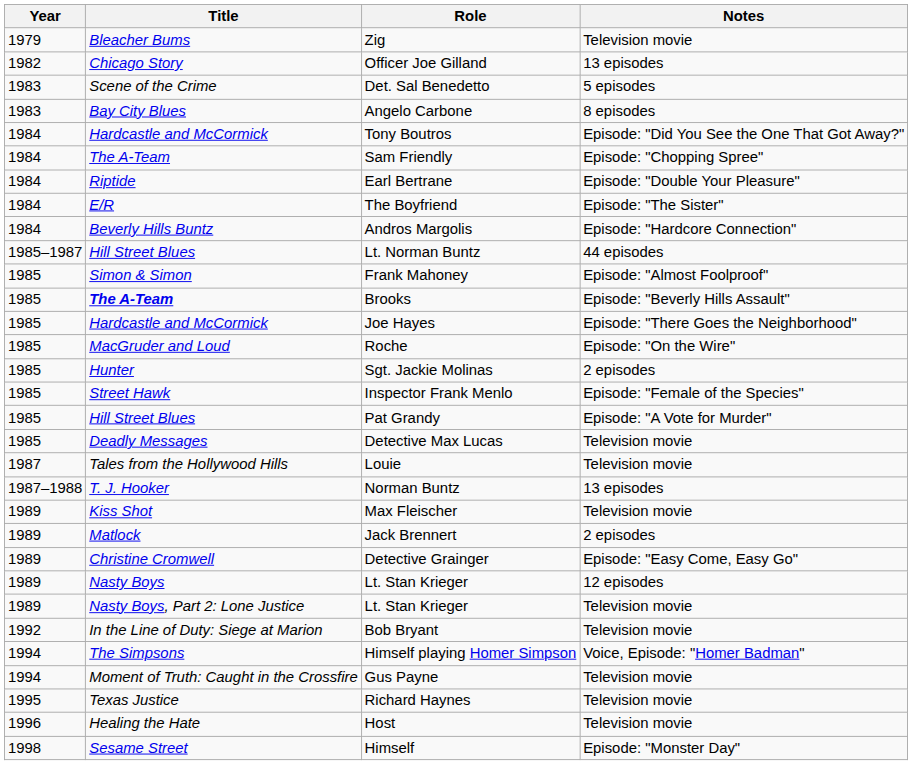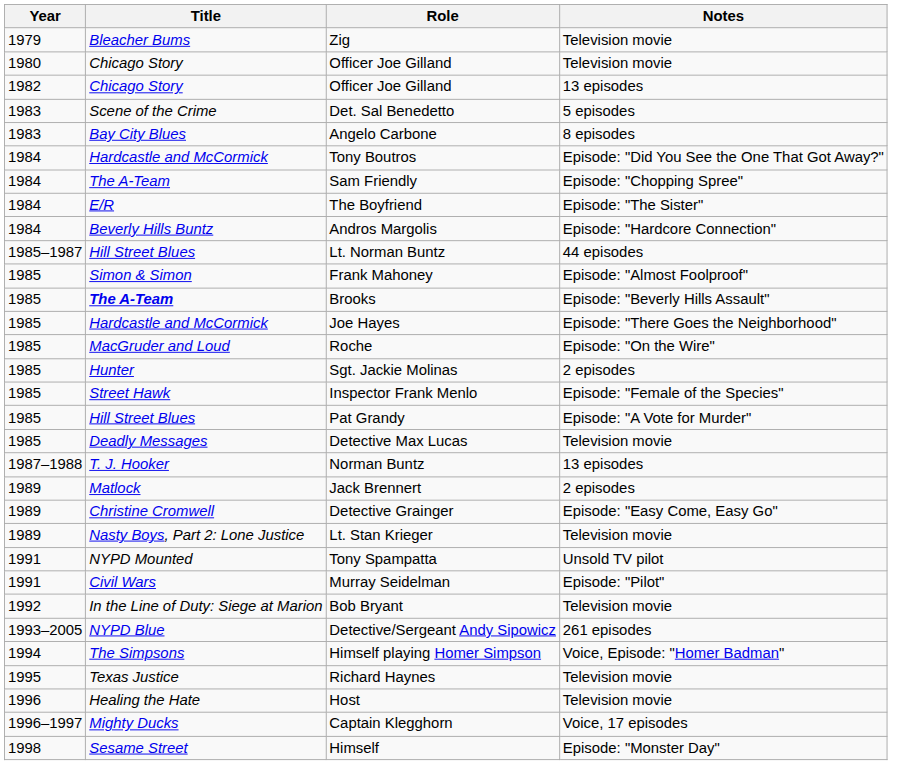+ row: (390, 63)
- row: (408, 181)
- row: (383, 464)
- row: (411, 511)
- row: (416, 582)
+ row: (383, 559)
+ row: (390, 582)
+ row: (443, 629)
- row: (401, 677)
+ row: (391, 724)
